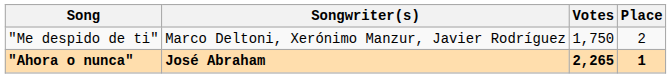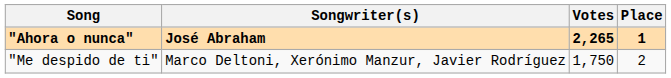rows swapped: (71, 61) <-> (83, 39)
